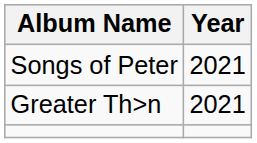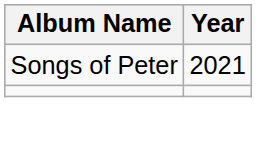- row: (86, 104)
